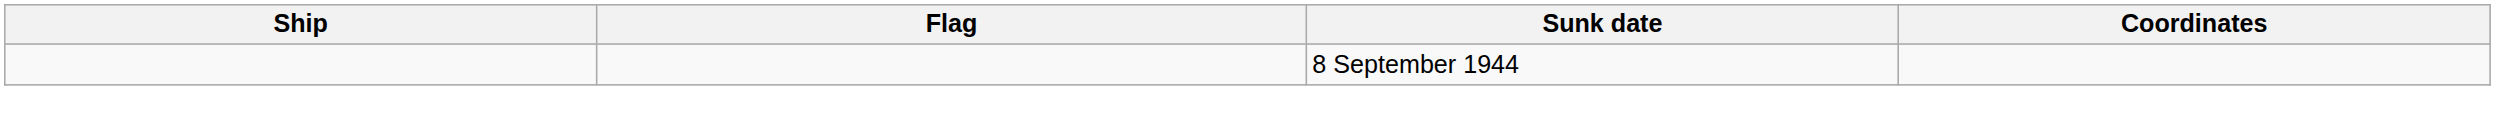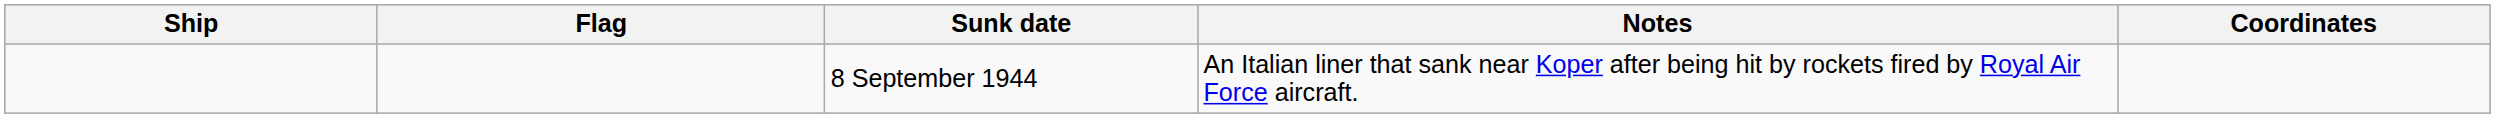+ column: (1657, 24)
